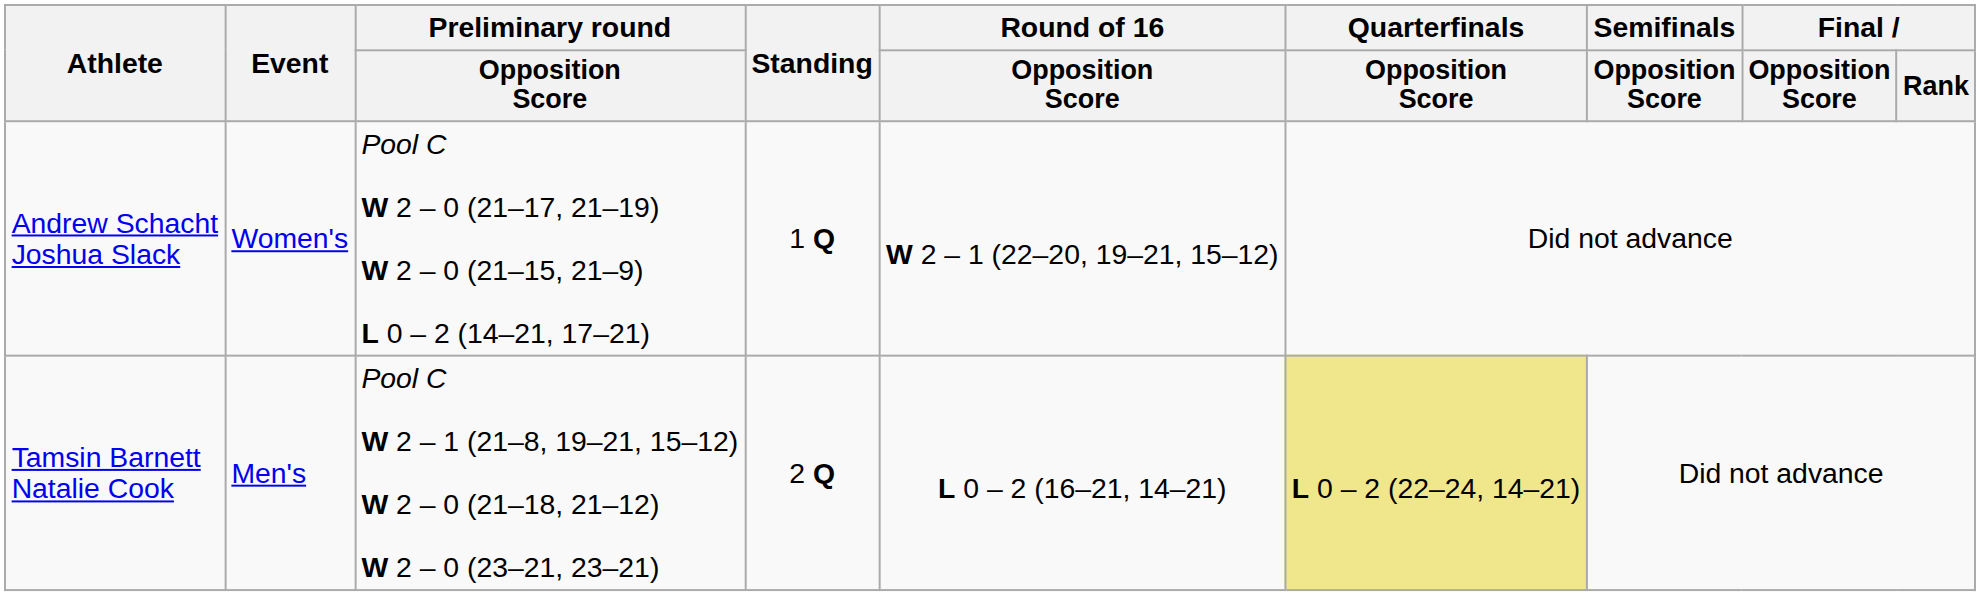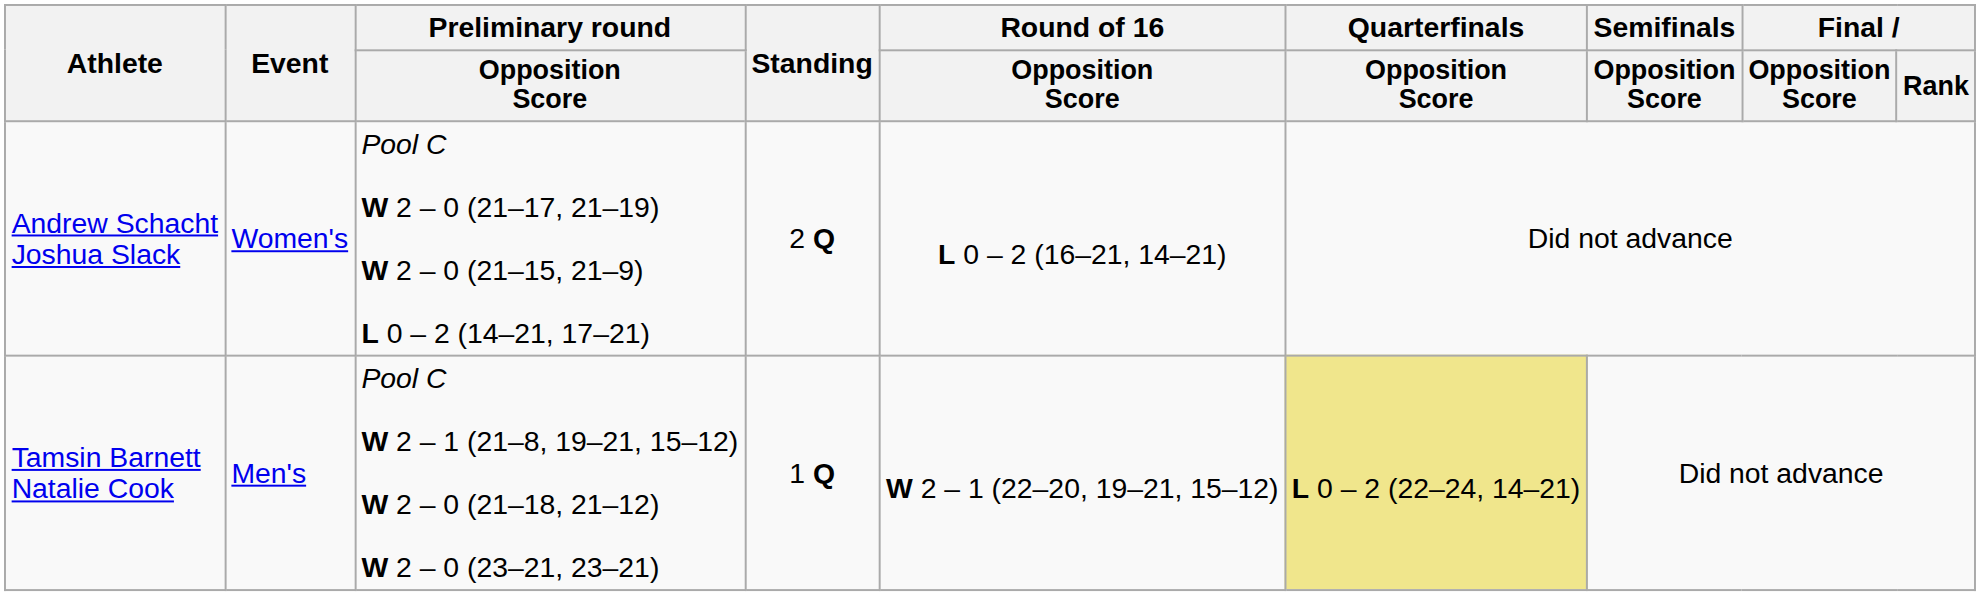(812, 239) 1 Q -> (812, 239) 2 Q
(1082, 255) W 2 – 1 (22–20, 19–21, 15–12) -> (1082, 255) L 0 – 2 (16–21, 14–21)
(812, 473) 2 Q -> (812, 473) 1 Q
(1082, 489) L 0 – 2 (16–21, 14–21) -> (1082, 489) W 2 – 1 (22–20, 19–21, 15–12)
